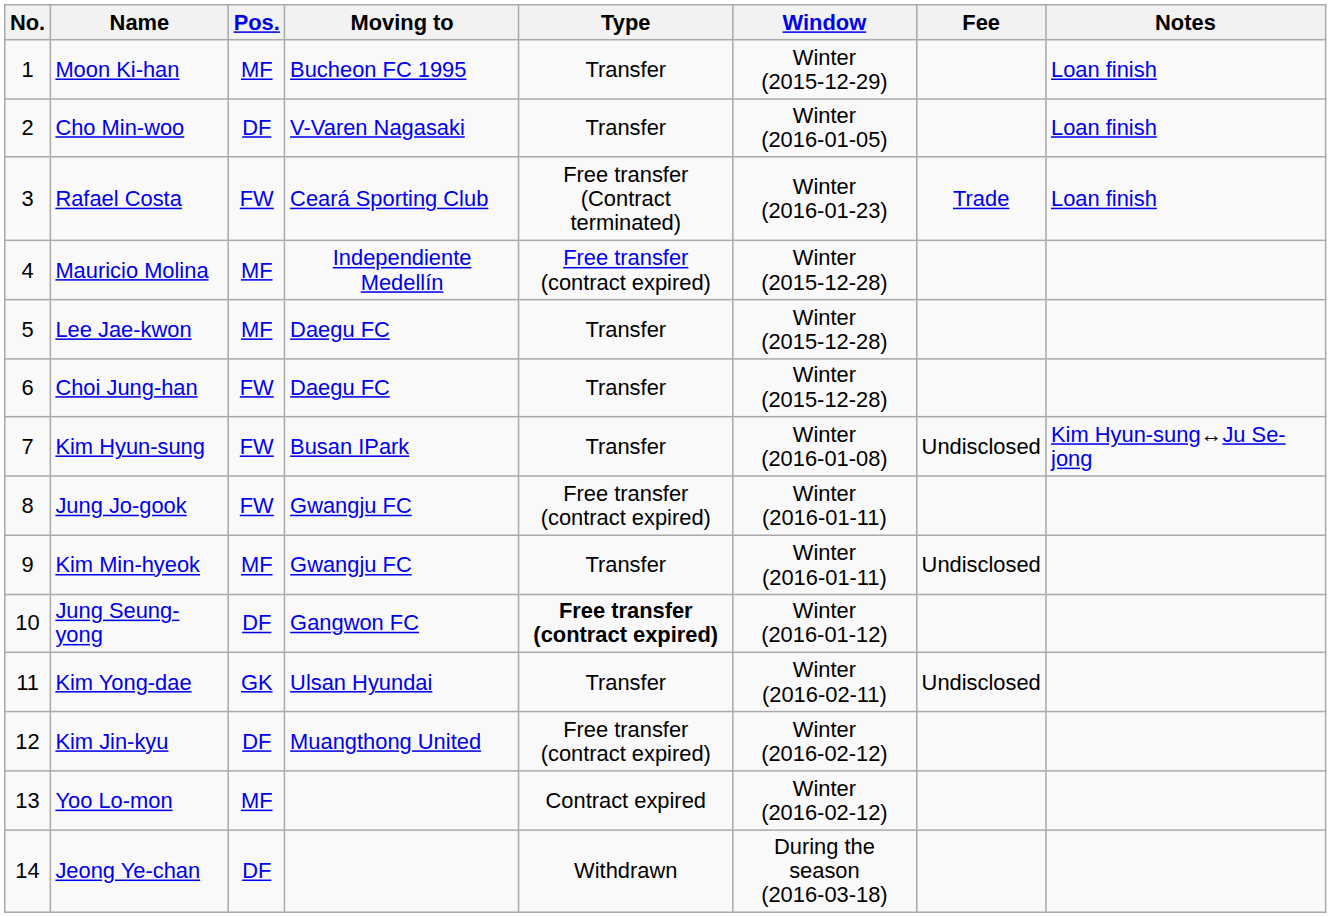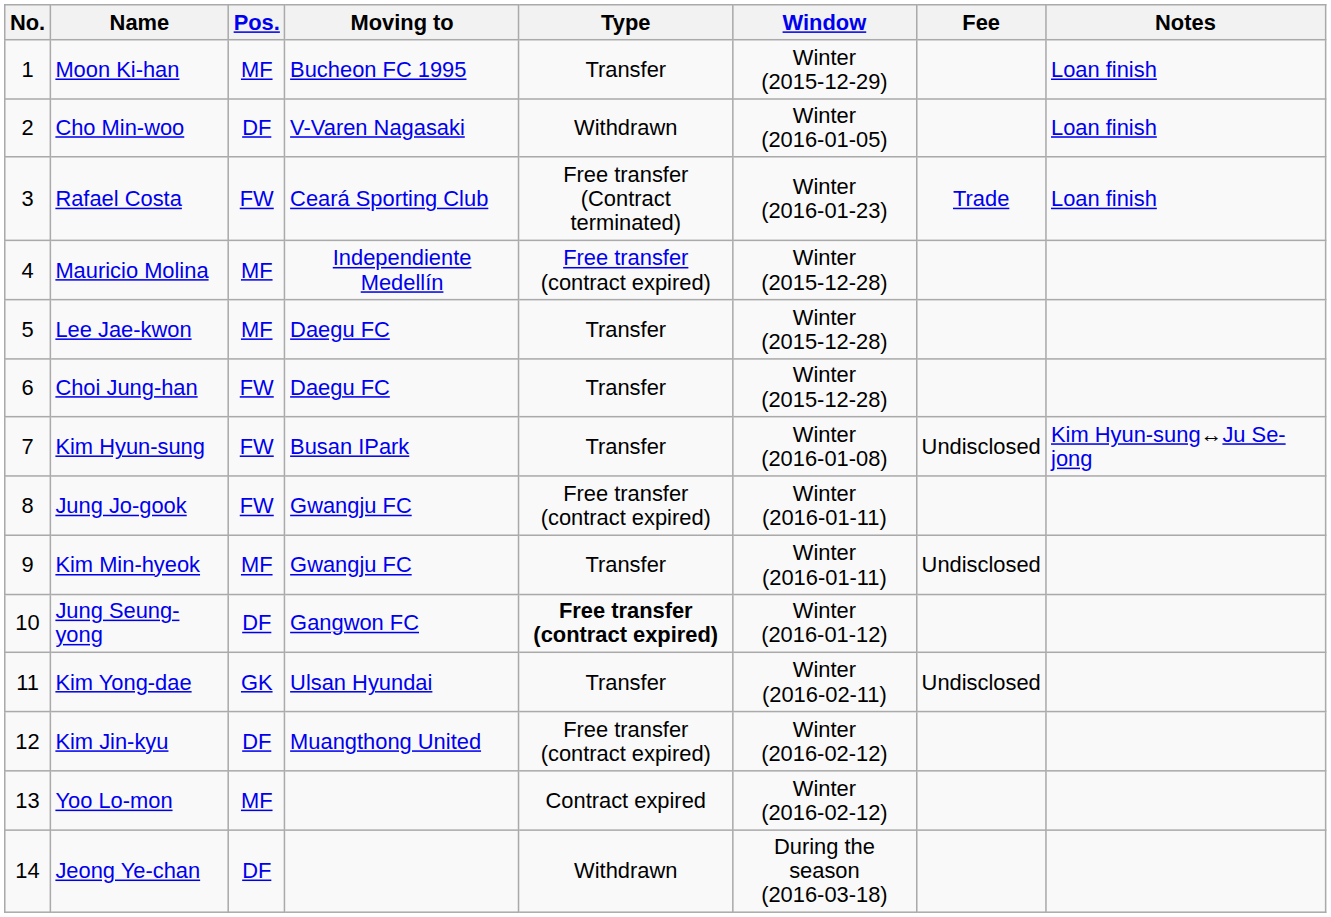(626, 128) Transfer -> (626, 128) Withdrawn
